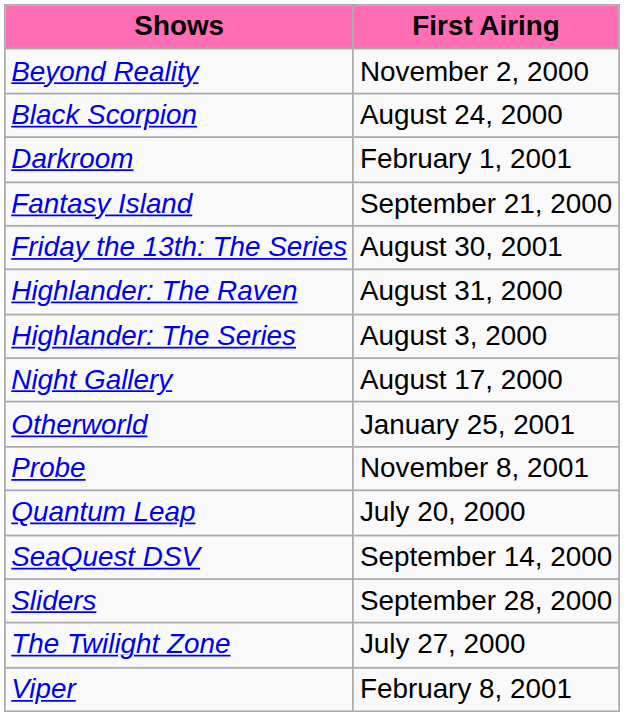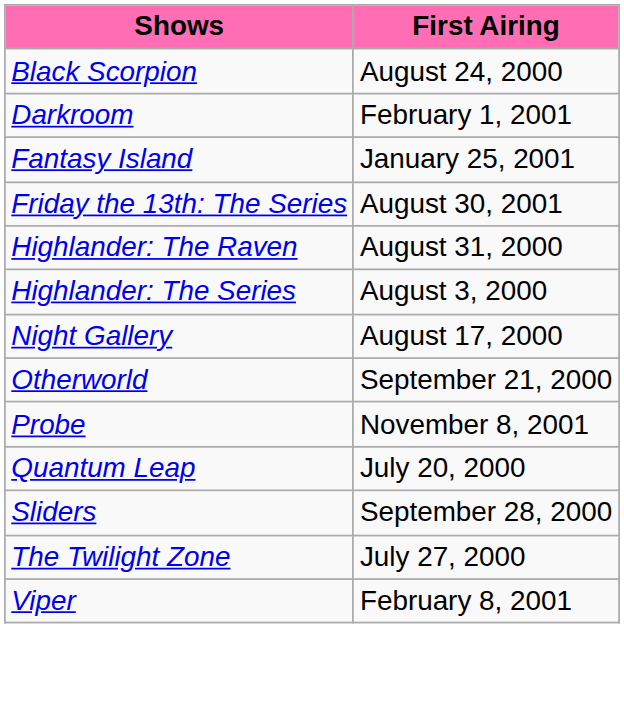- row: (105, 70)
(486, 203) September 21, 2000 -> (467, 159) January 25, 2001
(467, 423) January 25, 2001 -> (486, 379) September 21, 2000
- row: (106, 556)
